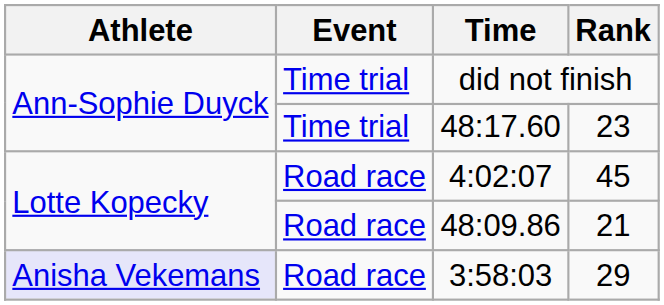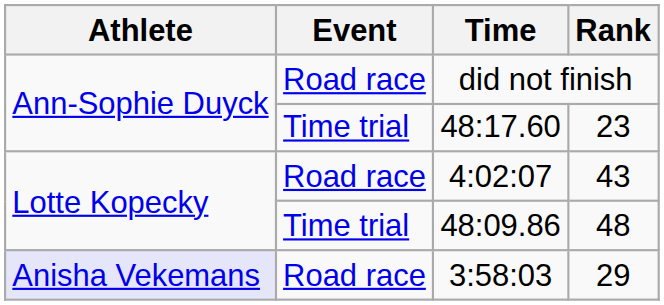(346, 79) Time trial -> (354, 79) Road race
(613, 177) 45 -> (613, 177) 43
(354, 226) Road race -> (346, 226) Time trial
(613, 226) 21 -> (613, 226) 48
